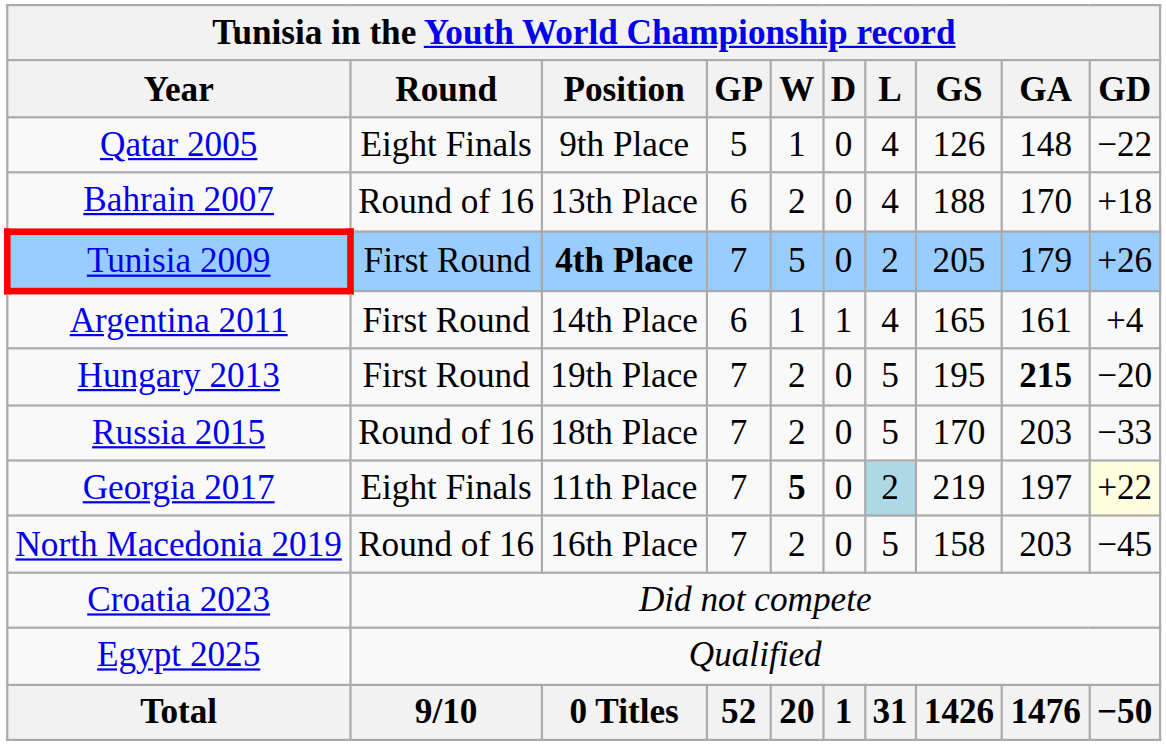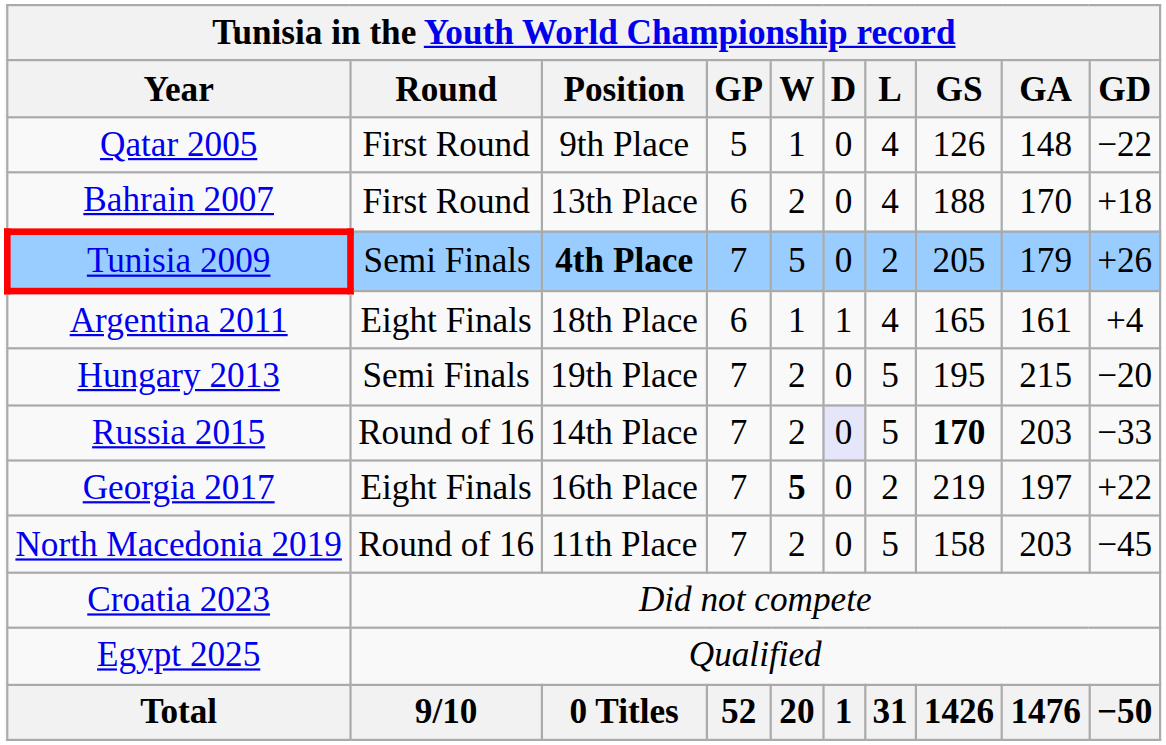(446, 144) Eight Finals -> (446, 144) First Round
(446, 200) Round of 16 -> (446, 200) First Round
(447, 260) First Round -> (447, 260) Semi Finals
(446, 319) First Round -> (446, 319) Eight Finals
(624, 319) 14th Place -> (624, 319) 18th Place
(446, 376) First Round -> (446, 376) Semi Finals
(1046, 376) bold -> (1046, 376) normal
(624, 431) 18th Place -> (624, 431) 14th Place
(843, 431) no background -> (843, 431) lavender background
(959, 431) normal -> (959, 431) bold
(624, 487) 11th Place -> (624, 487) 16th Place
(890, 487) lightblue background -> (890, 487) no background
(1125, 487) lightyellow background -> (1125, 487) no background
(624, 543) 16th Place -> (624, 543) 11th Place
